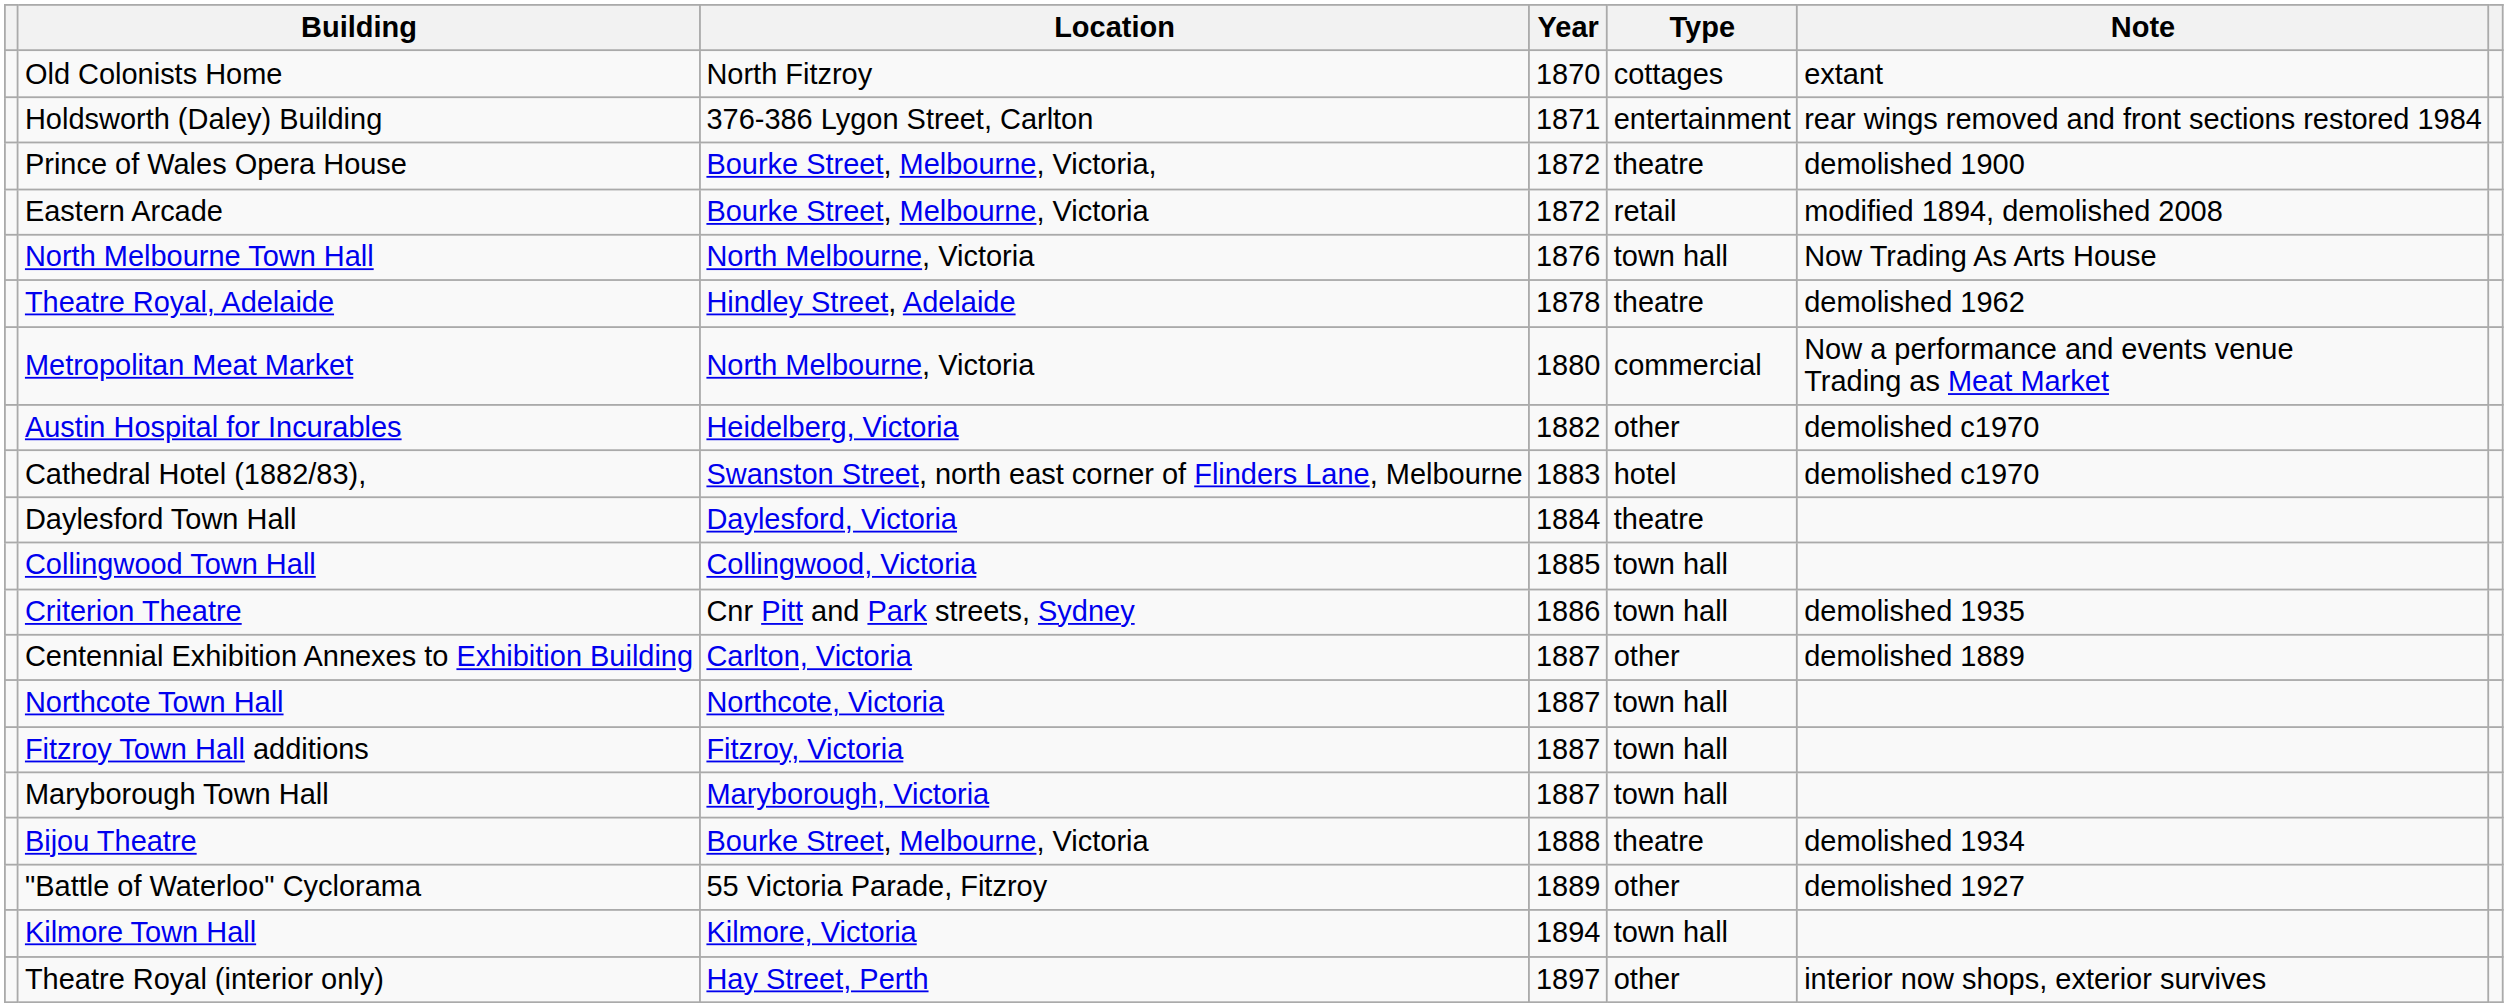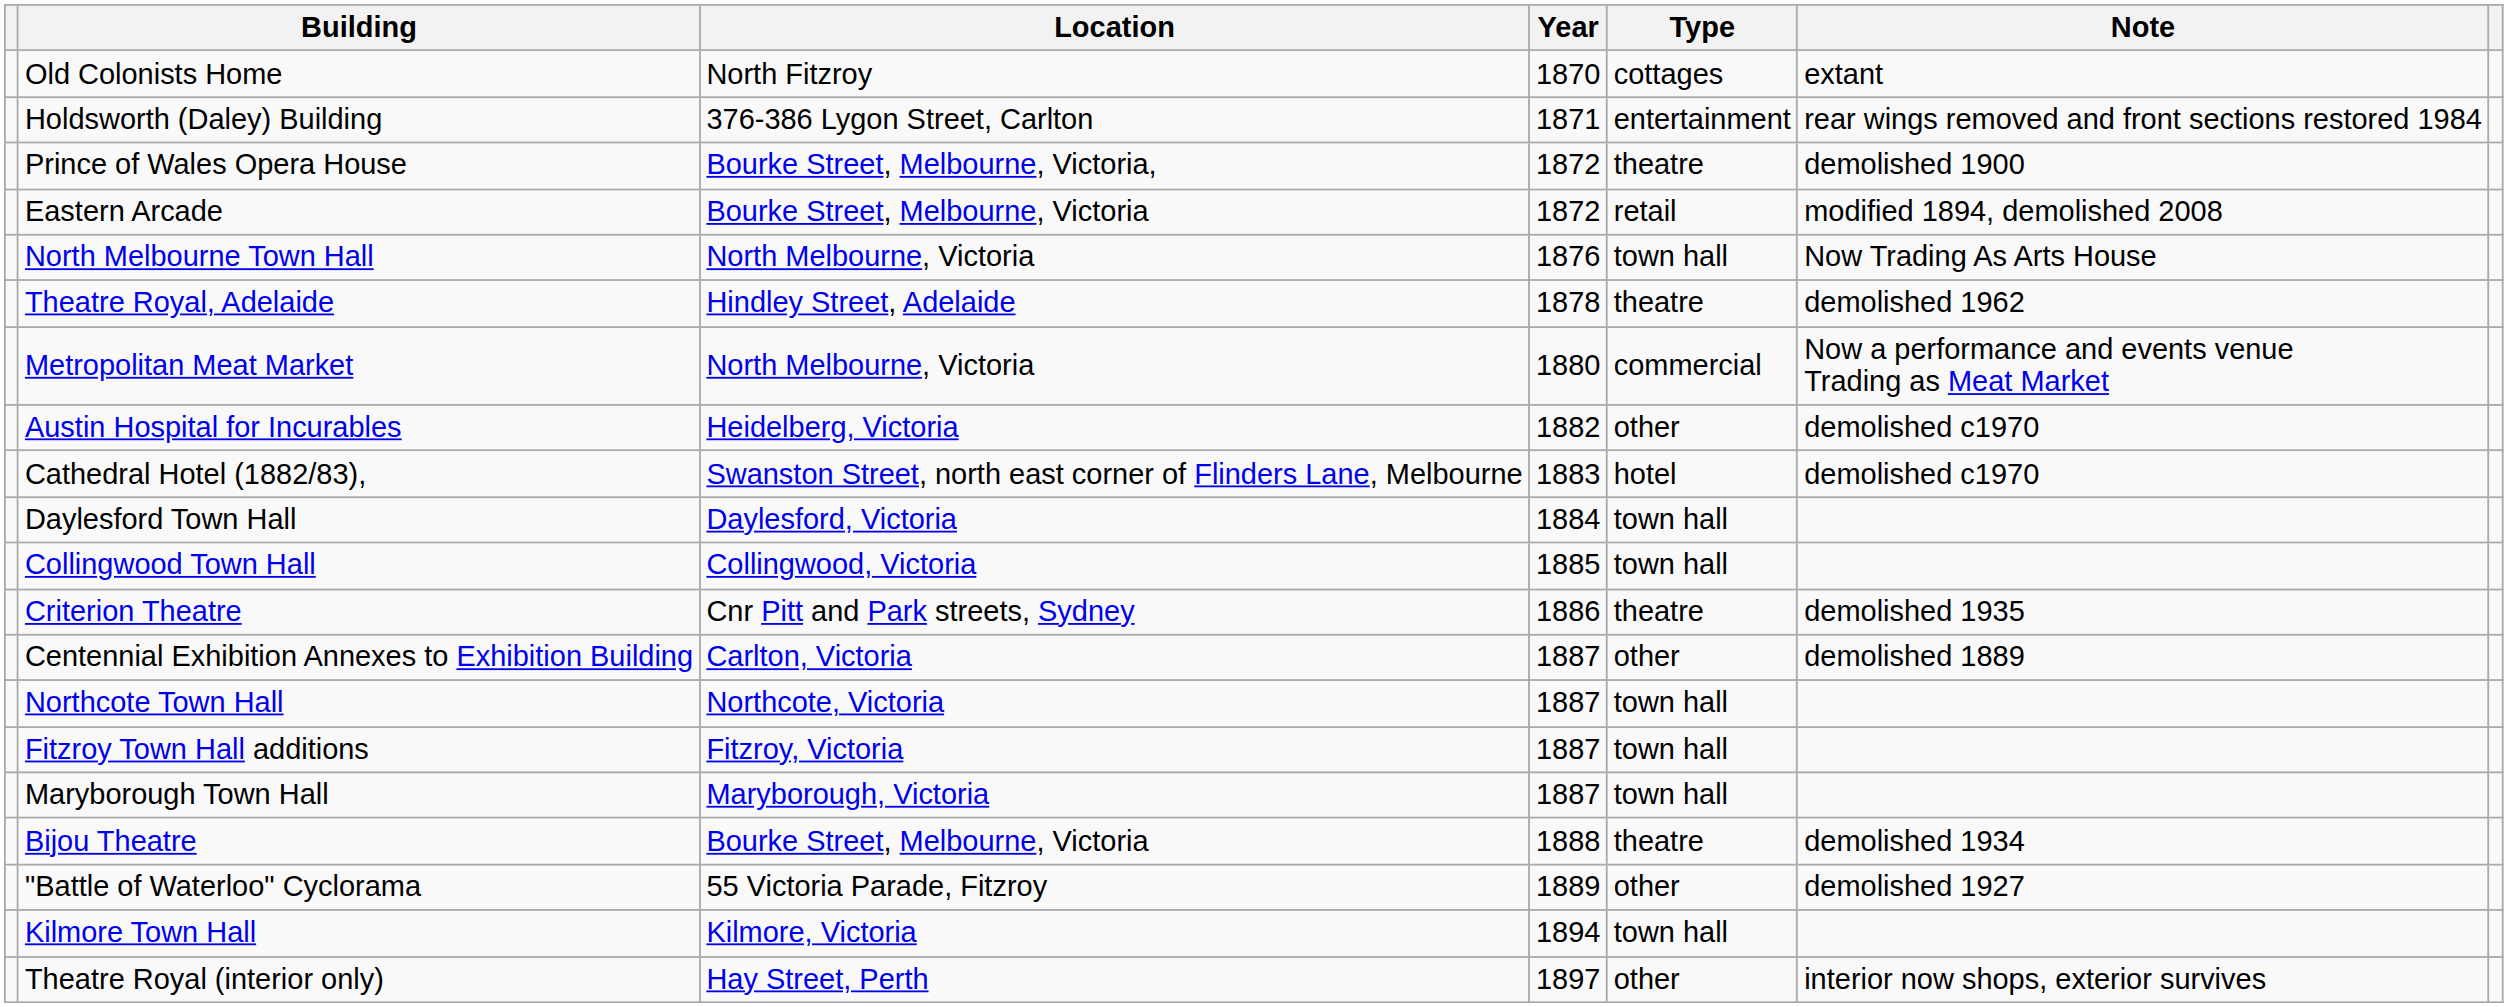(1659, 519) theatre -> (1671, 519) town hall
(1671, 611) town hall -> (1659, 611) theatre
